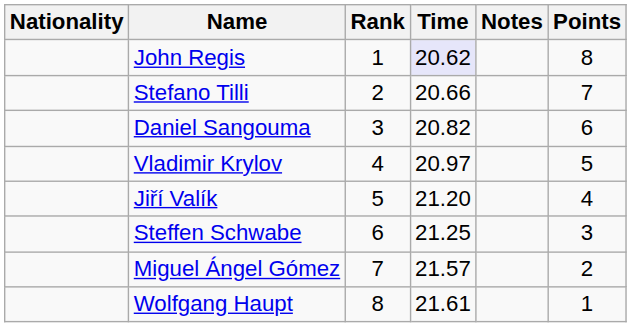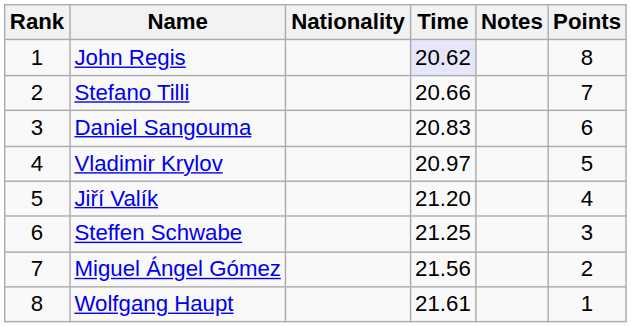columns swapped: (378, 22) <-> (67, 22)
(443, 127) 20.82 -> (443, 127) 20.83
(443, 269) 21.57 -> (443, 269) 21.56
